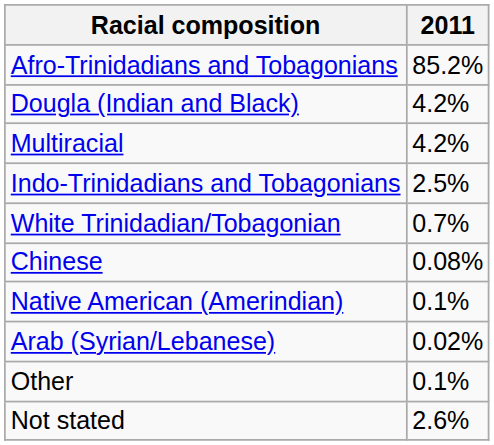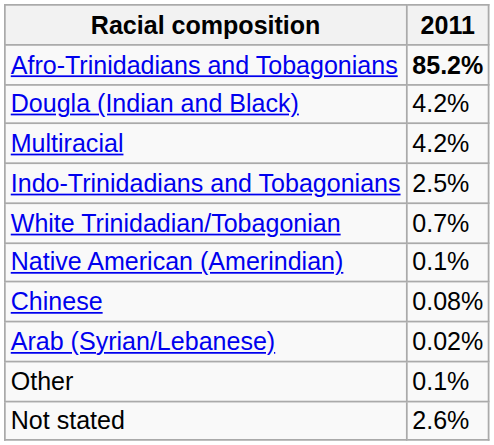(448, 65) normal -> (448, 65) bold
rows swapped: (177, 302) <-> (57, 263)
